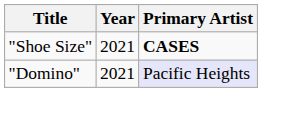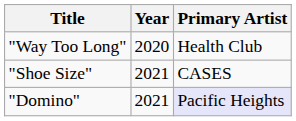+ row: (67, 45)
(171, 45) bold -> (205, 73) normal
